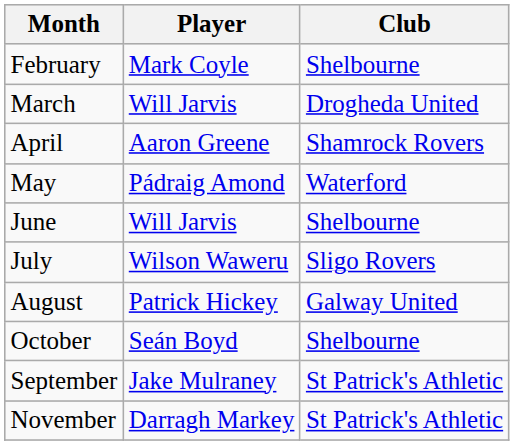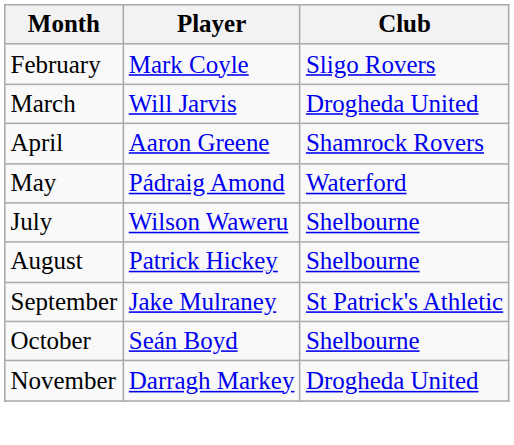(363, 63) Shelbourne -> (371, 63) Sligo Rovers
- row: (33, 222)
(371, 261) Sligo Rovers -> (363, 222) Shelbourne
(382, 301) Galway United -> (363, 261) Shelbourne
rows swapped: (64, 380) <-> (51, 340)
(405, 420) St Patrick's Athletic -> (392, 380) Drogheda United
